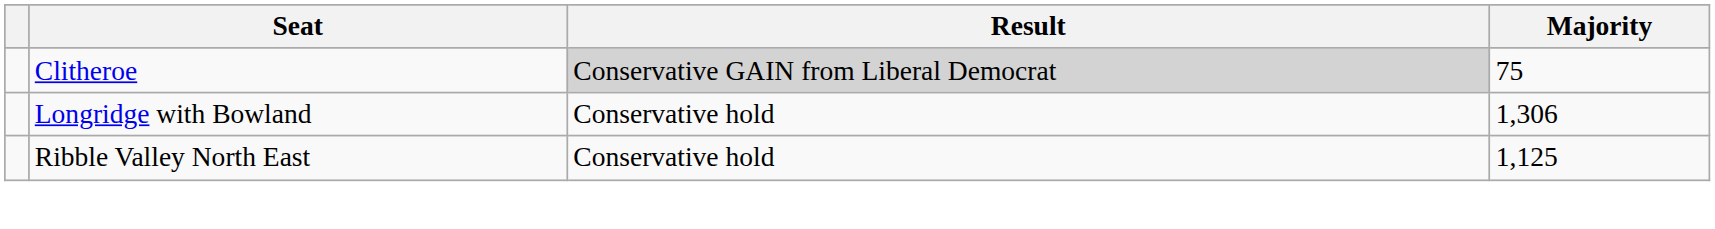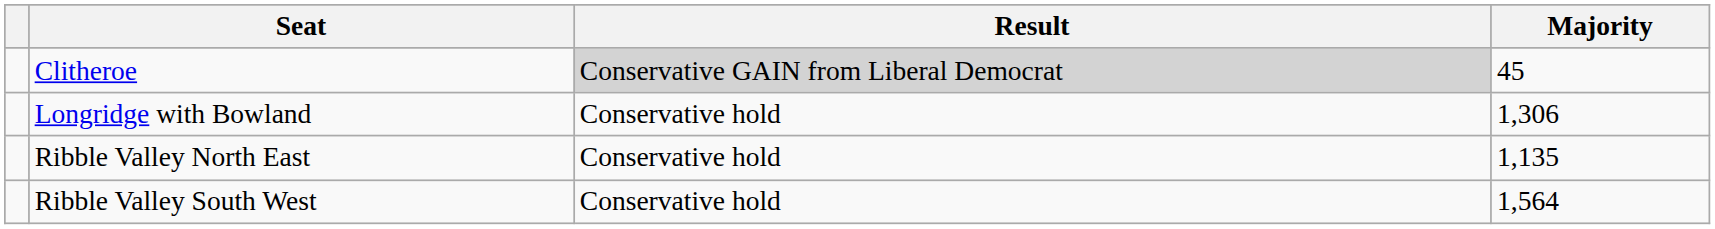(1510, 69) 75 -> (1511, 69) 45
(1527, 157) 1,125 -> (1528, 157) 1,135
+ row: (176, 200)
